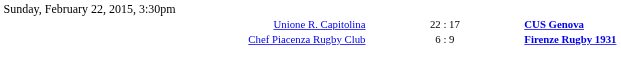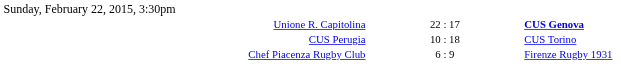+ row: (337, 40)
(570, 40) bold -> (568, 54) normal
